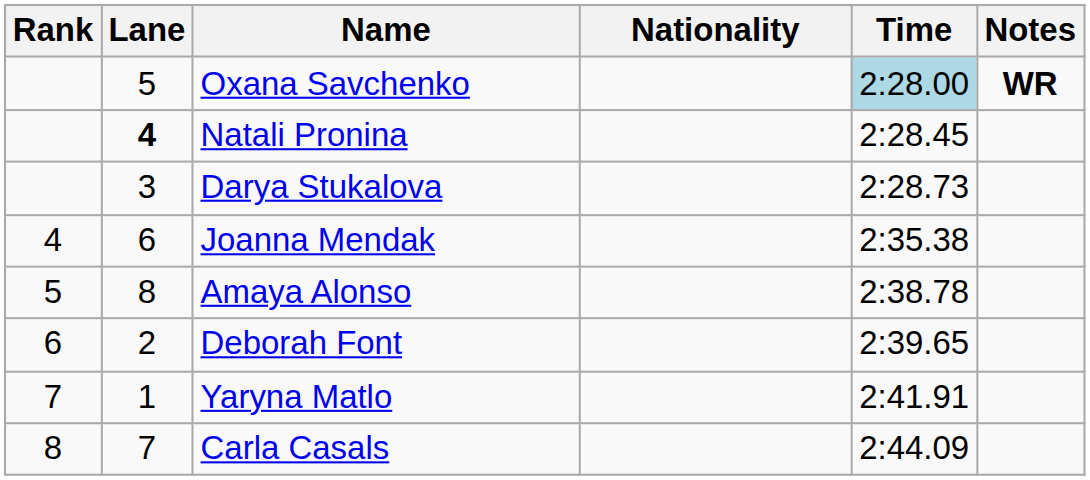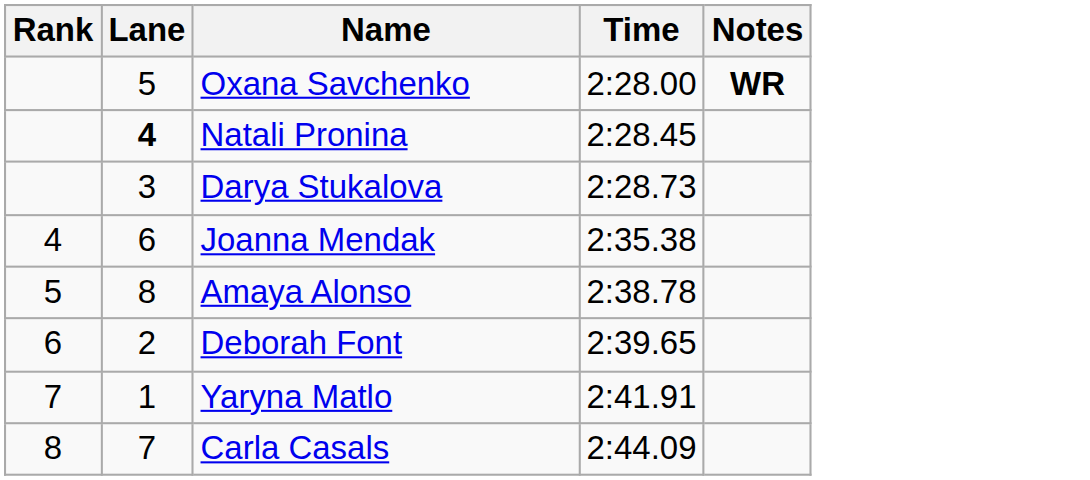- column: (715, 30)
(914, 82) lightblue background -> (642, 82) no background
